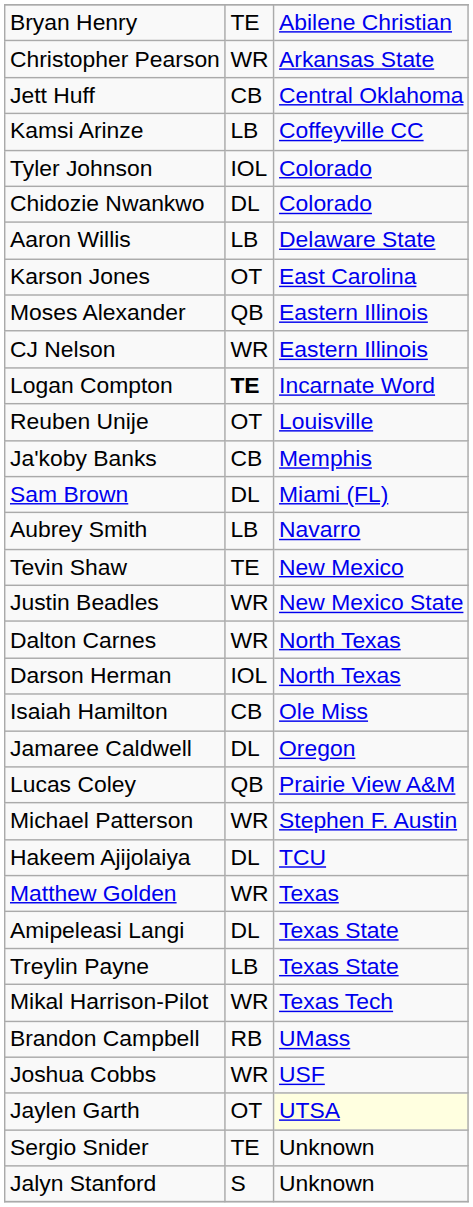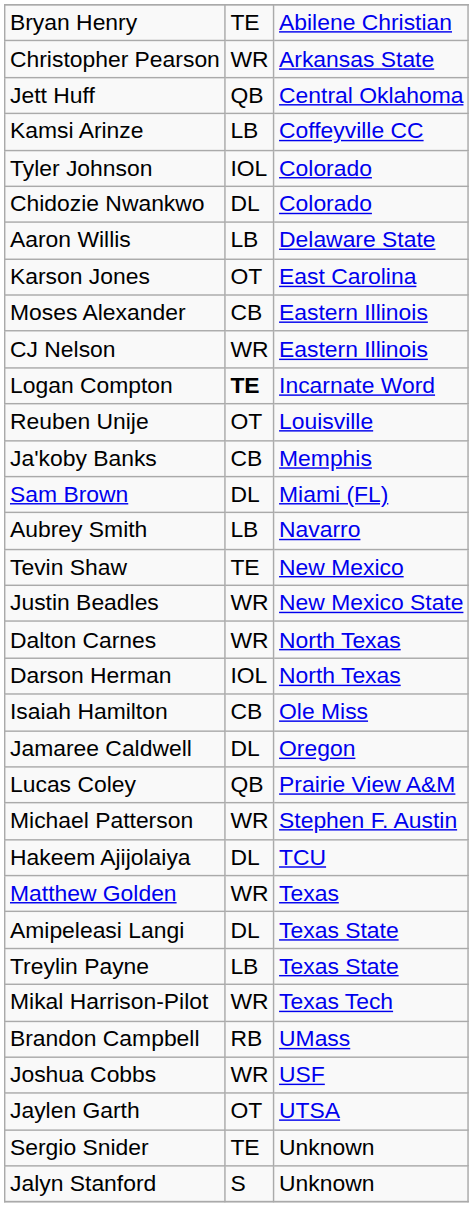(246, 95) CB -> (247, 95) QB
(247, 312) QB -> (246, 312) CB
(310, 1111) lightyellow background -> (310, 1111) no background
